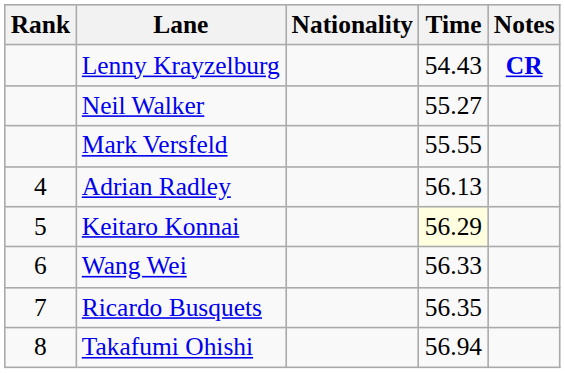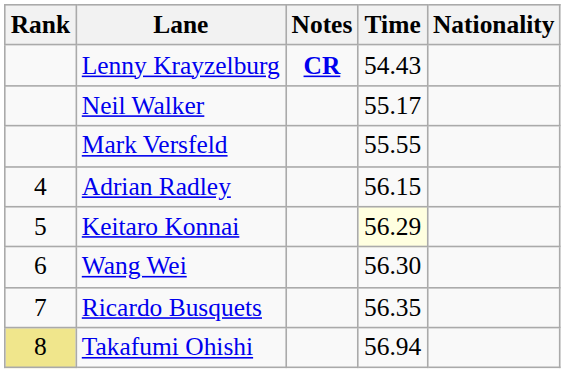columns swapped: (352, 24) <-> (524, 24)
(453, 105) 55.27 -> (393, 105) 55.17
(453, 186) 56.13 -> (393, 186) 56.15
(453, 266) 56.33 -> (393, 266) 56.30
(40, 347) no background -> (40, 347) khaki background
